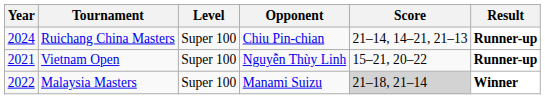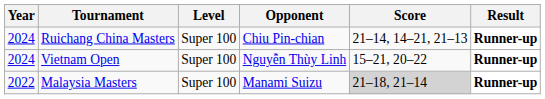(21, 60) 2021 -> (21, 60) 2024
(496, 83) Winner -> (506, 83) Runner-up
